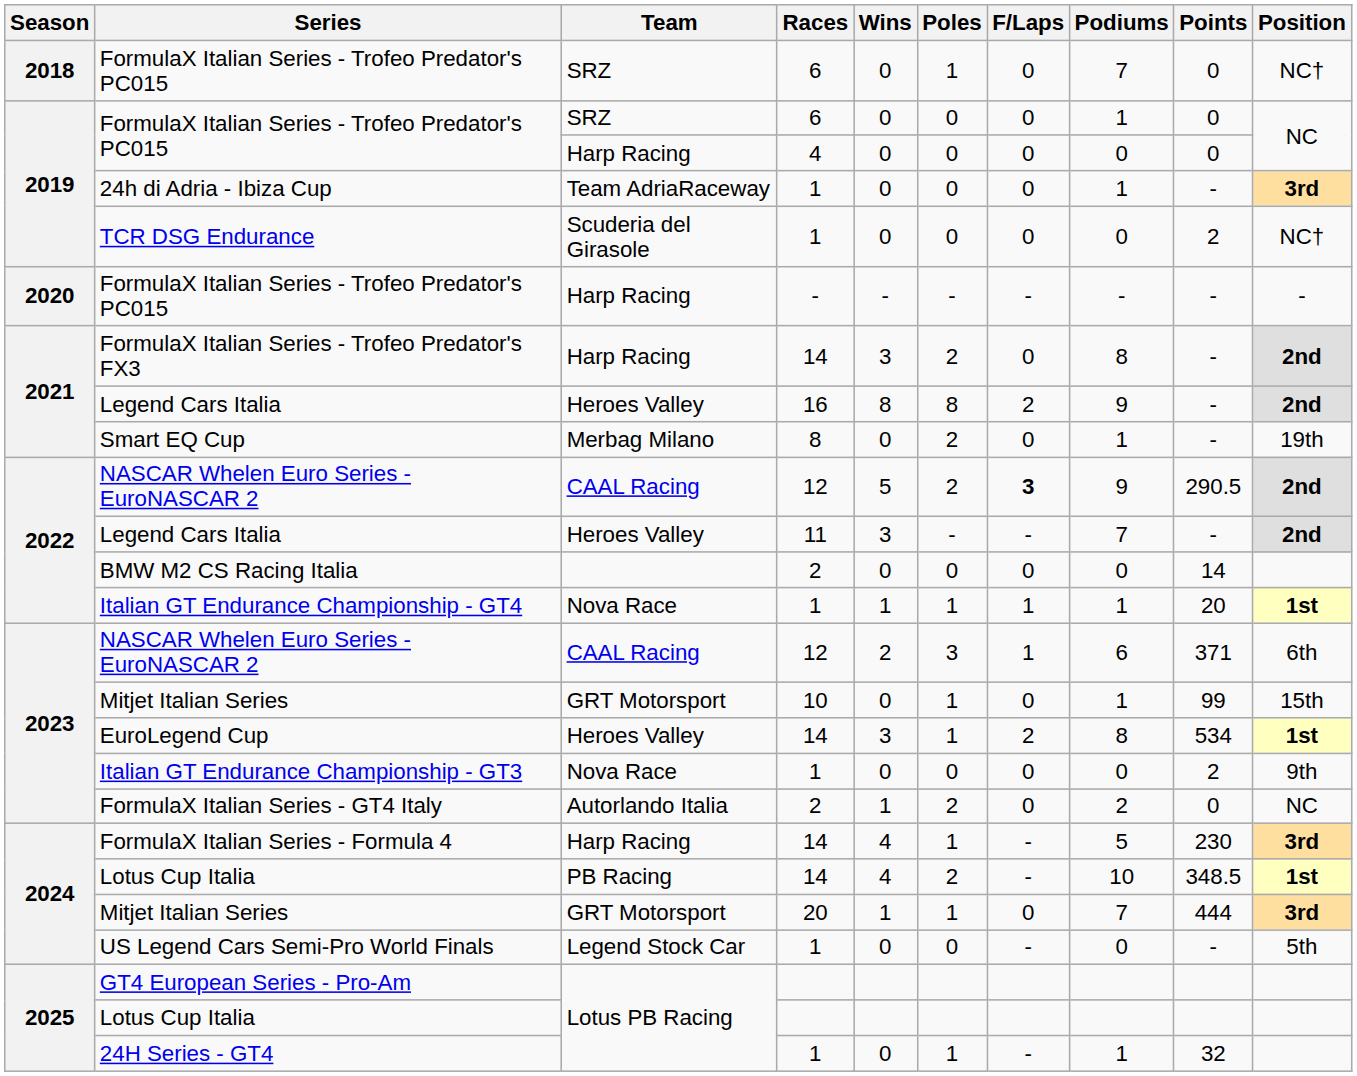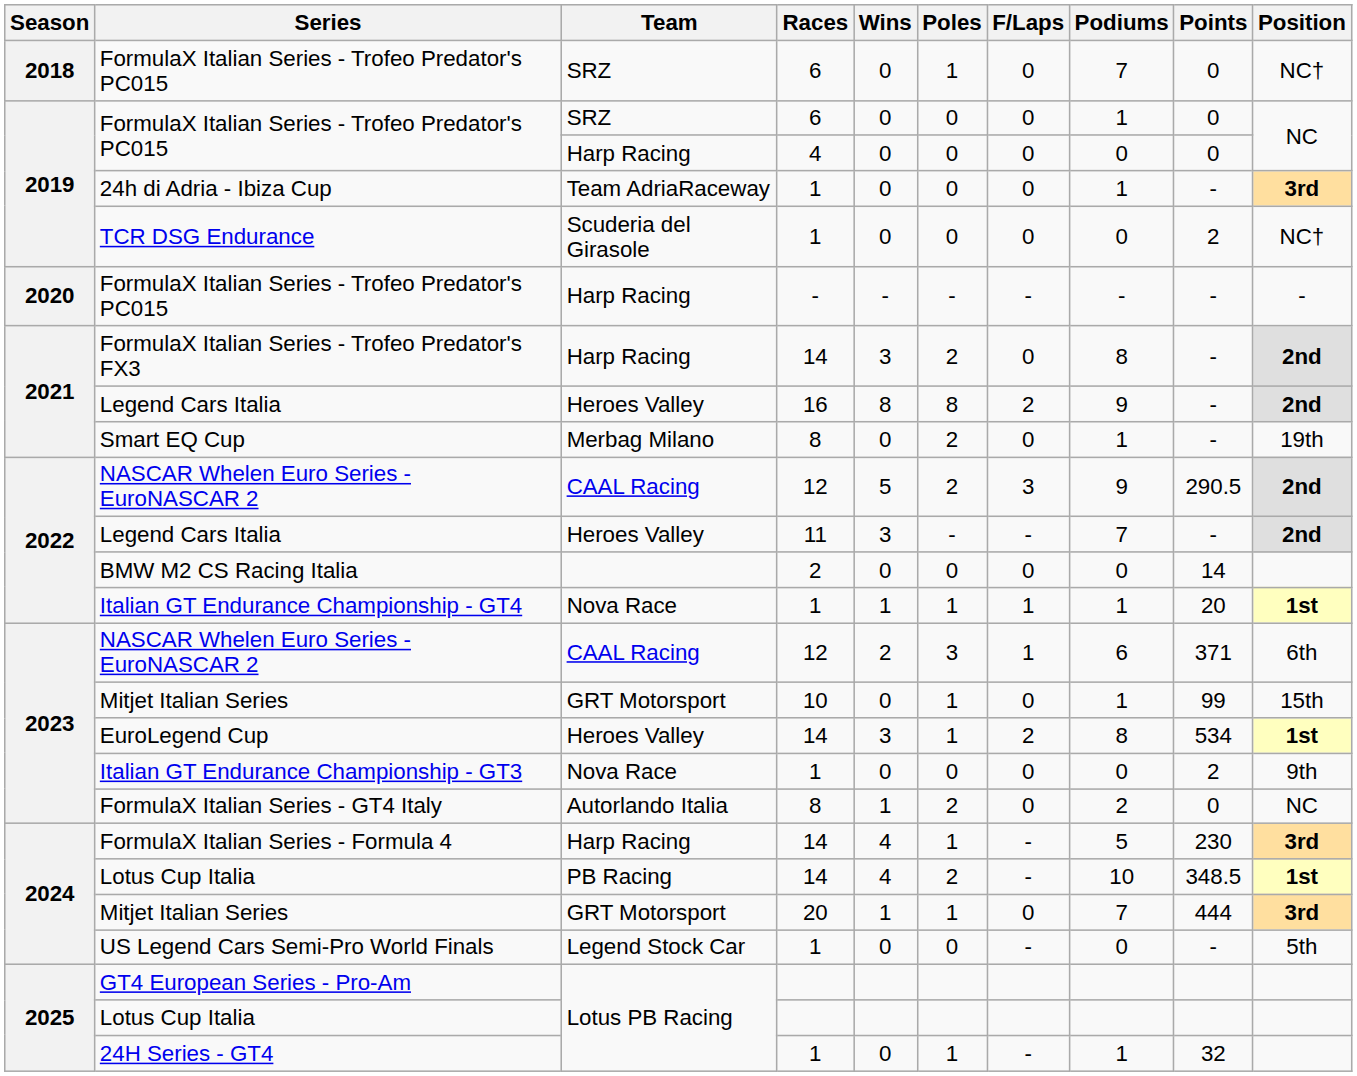(1028, 487) bold -> (1028, 487) normal
(815, 806) 2 -> (815, 806) 8
